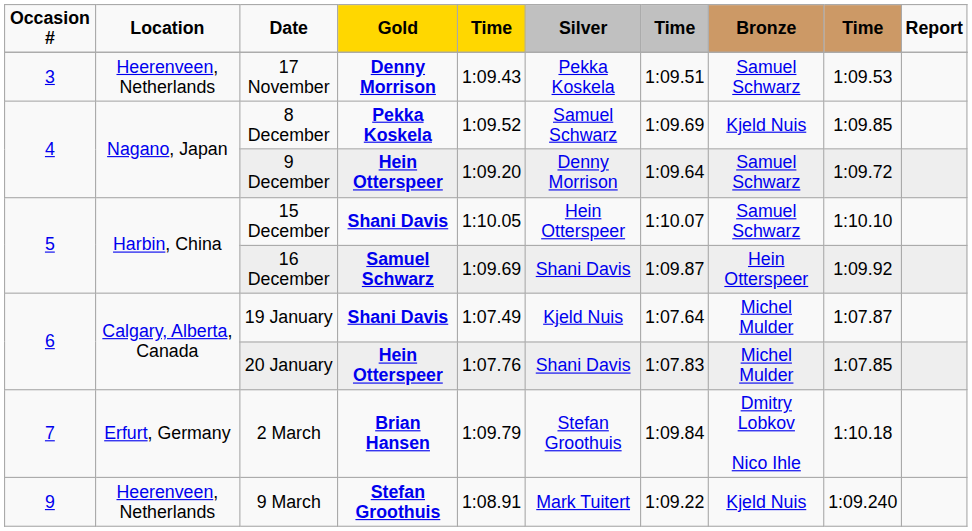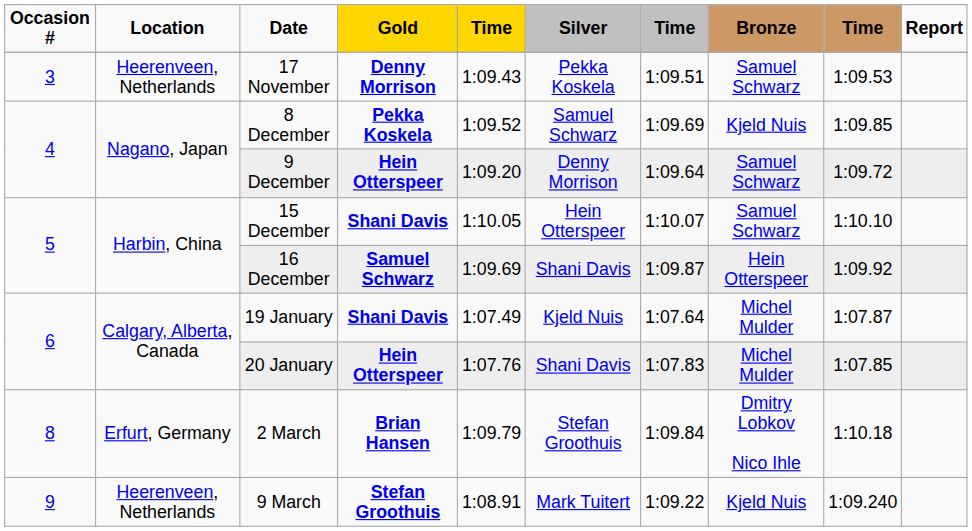(50, 433) 7 -> (50, 433) 8
